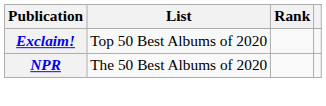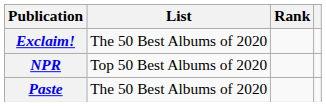(179, 41) Top 50 Best Albums of 2020 -> (179, 41) The 50 Best Albums of 2020
(179, 65) The 50 Best Albums of 2020 -> (179, 65) Top 50 Best Albums of 2020
+ row: (46, 89)
